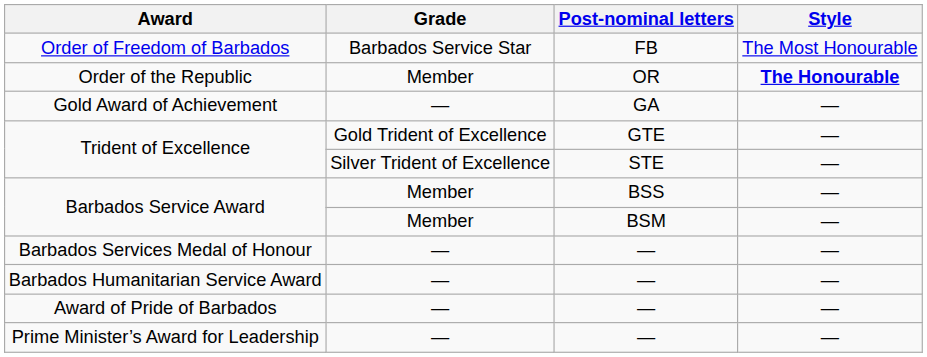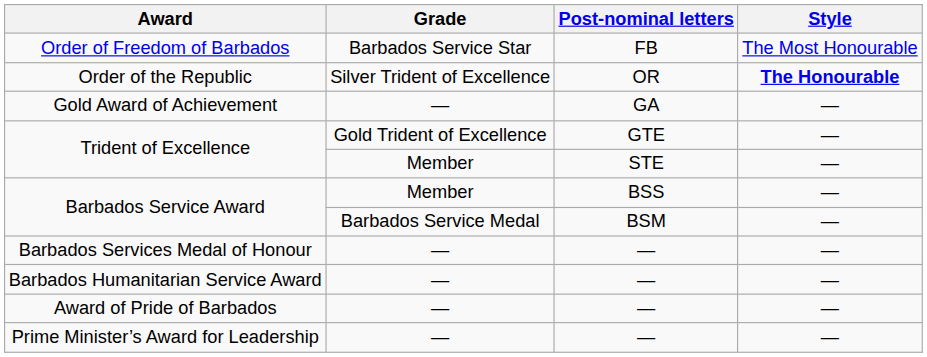(440, 76) Member -> (440, 76) Silver Trident of Excellence
(440, 163) Silver Trident of Excellence -> (440, 163) Member
(440, 221) Member -> (440, 221) Barbados Service Medal
